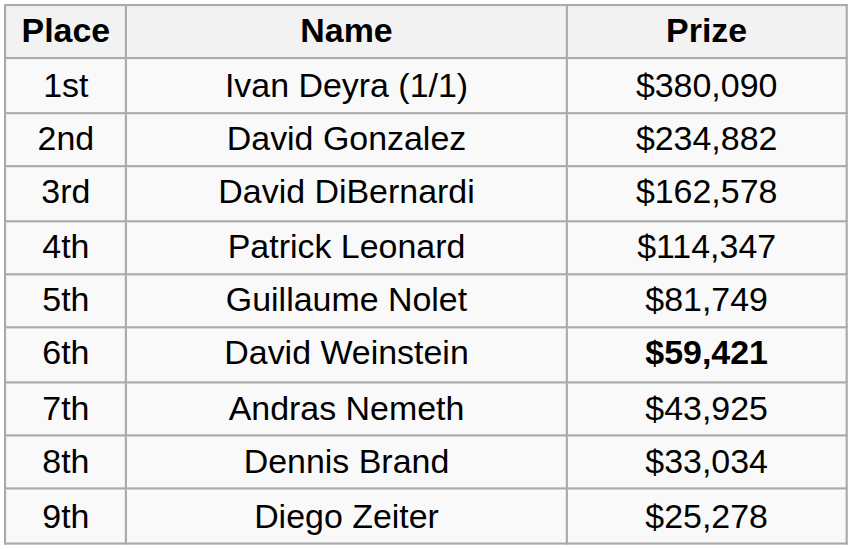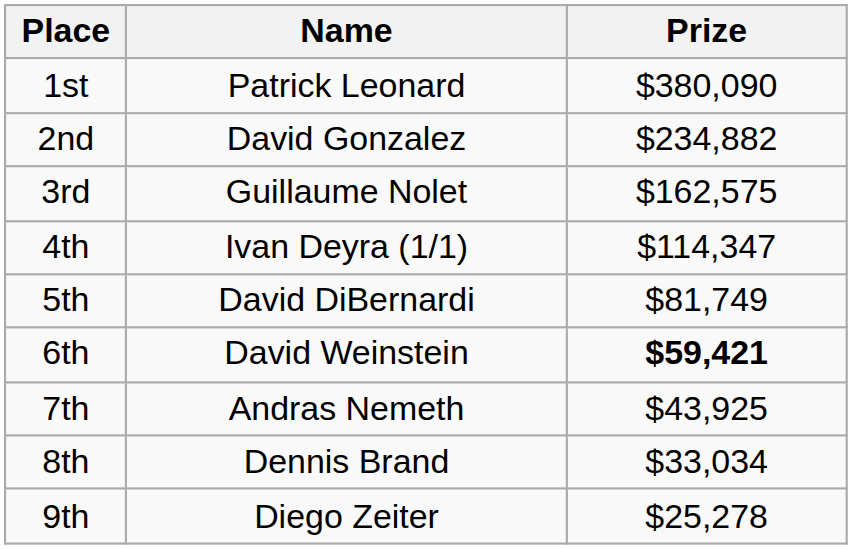(347, 85) Ivan Deyra (1/1) -> (347, 85) Patrick Leonard
(347, 192) David DiBernardi -> (346, 192) Guillaume Nolet
(707, 192) $162,578 -> (707, 192) $162,575
(347, 246) Patrick Leonard -> (347, 246) Ivan Deyra (1/1)
(346, 300) Guillaume Nolet -> (347, 300) David DiBernardi
